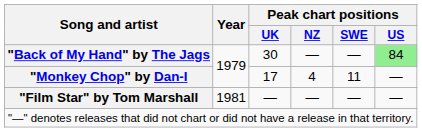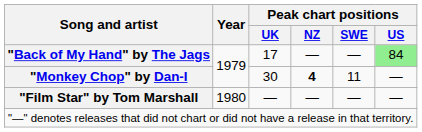(270, 55) 30 -> (270, 55) 17
(270, 76) 17 -> (270, 76) 30
(312, 76) normal -> (312, 76) bold
(231, 98) 1981 -> (231, 98) 1980
